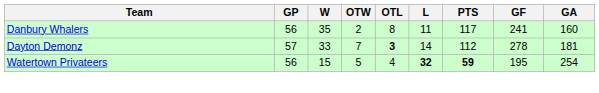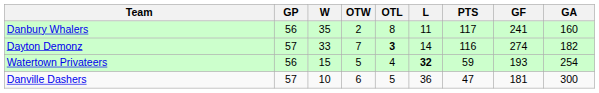(468, 46) 112 -> (468, 46) 116
(518, 46) 278 -> (518, 46) 274
(569, 46) 181 -> (569, 46) 182
(468, 63) bold -> (468, 63) normal
(518, 63) 195 -> (518, 63) 193
+ row: (47, 79)
